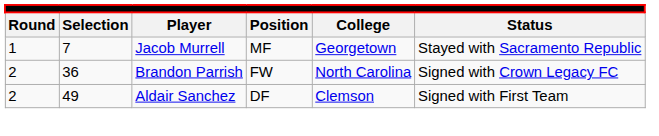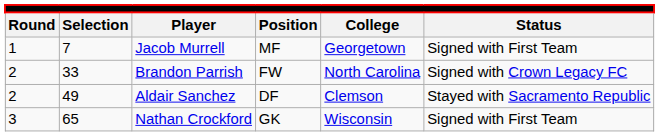(530, 48) Stayed with Sacramento Republic -> (502, 48) Signed with First Team
(71, 72) 36 -> (71, 72) 33
(493, 95) Signed with First Team -> (539, 95) Stayed with Sacramento Republic
+ row: (194, 119)
